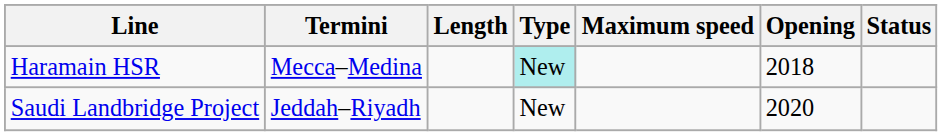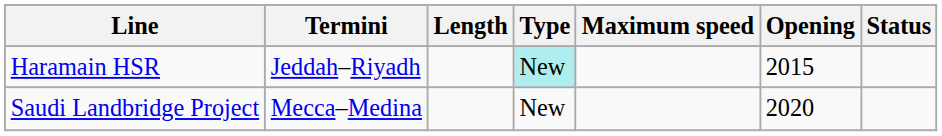(346, 66) Mecca–Medina -> (346, 66) Jeddah–Riyadh
(790, 66) 2018 -> (790, 66) 2015
(346, 108) Jeddah–Riyadh -> (346, 108) Mecca–Medina
